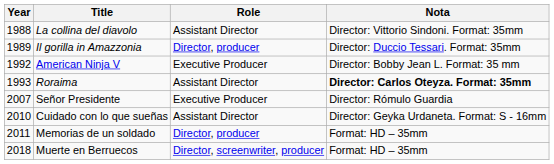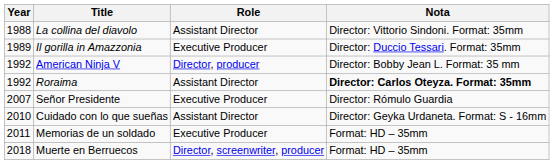(216, 47) Director, producer -> (220, 47) Executive Producer
(220, 64) Executive Producer -> (216, 64) Director, producer
(19, 82) 1993 -> (19, 82) 1992
(216, 133) Director, producer -> (220, 133) Executive Producer
